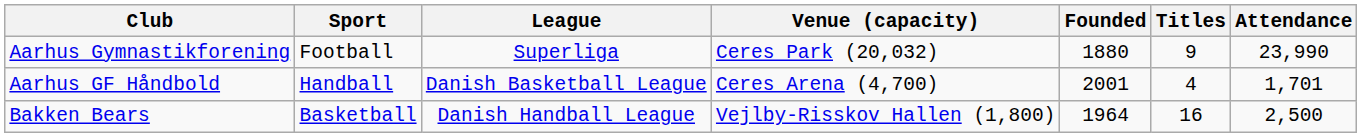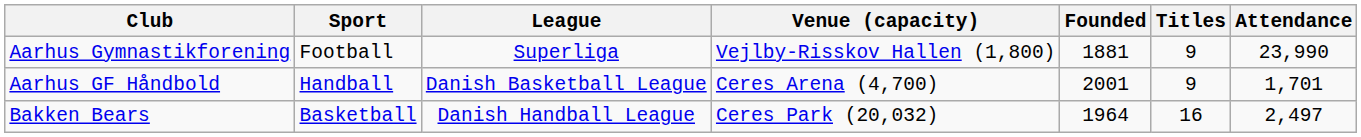(827, 52) Ceres Park (20,032) -> (886, 52) Vejlby-Risskov Hallen (1,800)
(1106, 52) 1880 -> (1106, 52) 1881
(1191, 84) 4 -> (1191, 84) 9
(886, 116) Vejlby-Risskov Hallen (1,800) -> (827, 116) Ceres Park (20,032)
(1294, 116) 2,500 -> (1294, 116) 2,497
